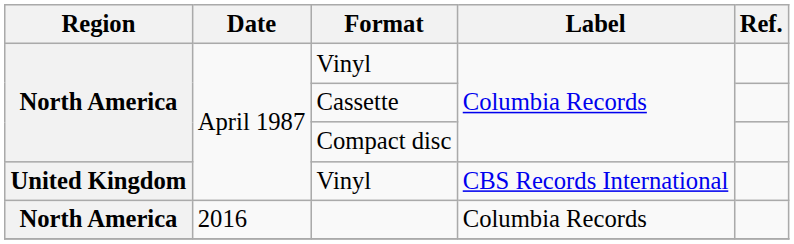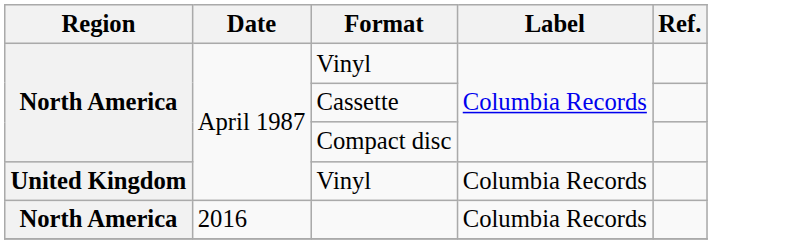(596, 180) CBS Records International -> (555, 180) Columbia Records
